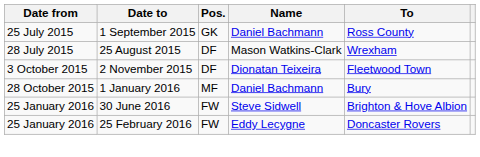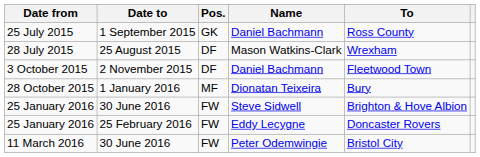(276, 69) Dionatan Teixeira -> (277, 69) Daniel Bachmann
(277, 87) Daniel Bachmann -> (276, 87) Dionatan Teixeira
+ row: (46, 143)
